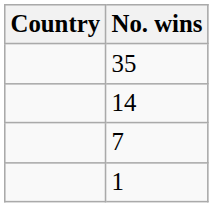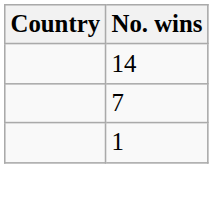- row: (124, 63)
